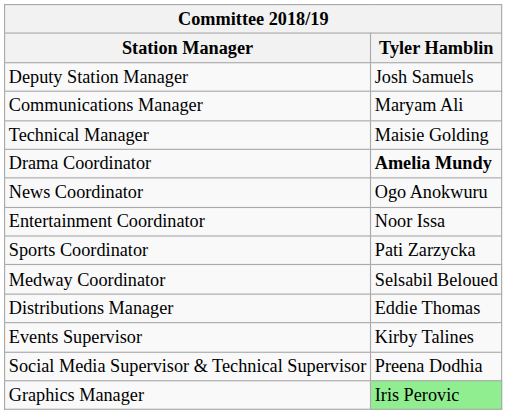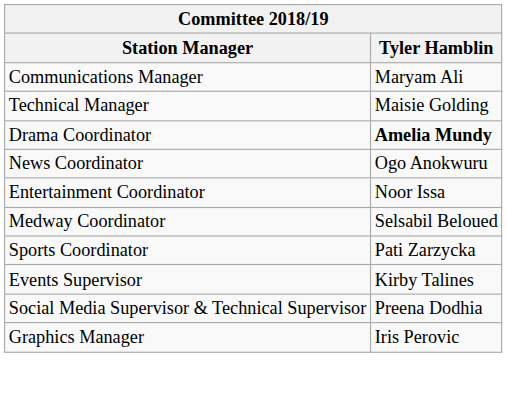- row: (98, 76)
rows swapped: (78, 250) <-> (87, 279)
- row: (91, 308)
(417, 395) lightgreen background -> (417, 337) no background
